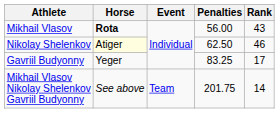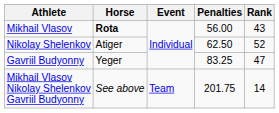(109, 45) lightyellow background -> (109, 45) no background
(259, 45) 46 -> (259, 45) 52
(259, 61) 17 -> (259, 61) 47
